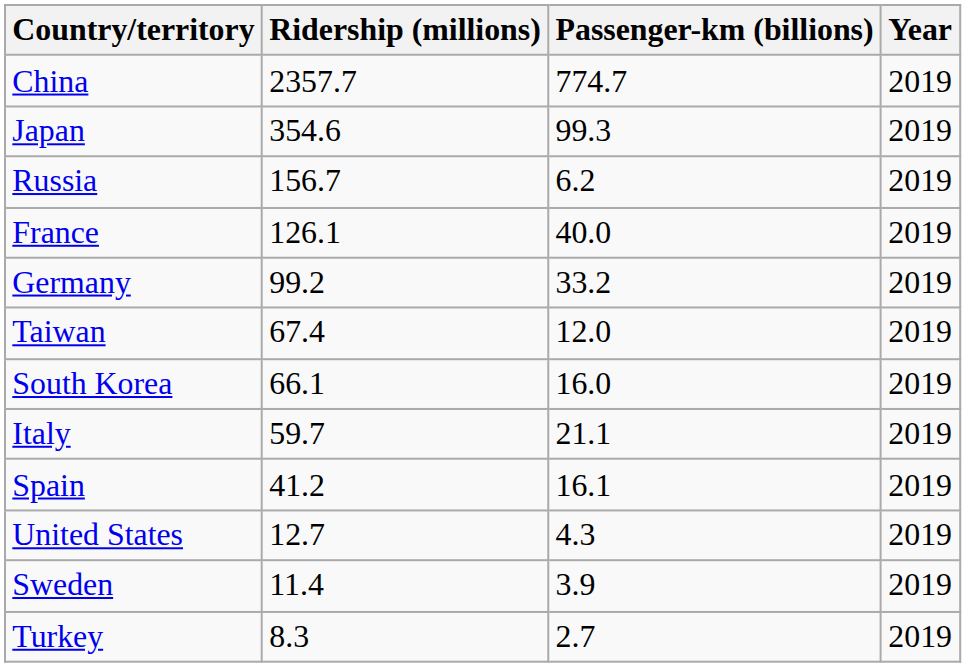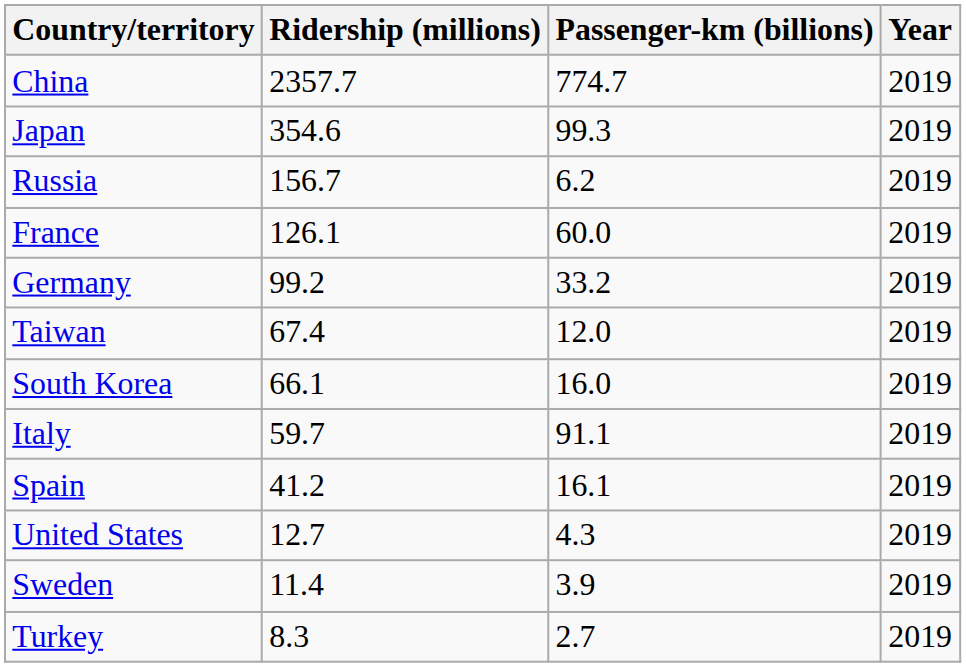(583, 231) 40.0 -> (583, 231) 60.0
(583, 433) 21.1 -> (583, 433) 91.1
